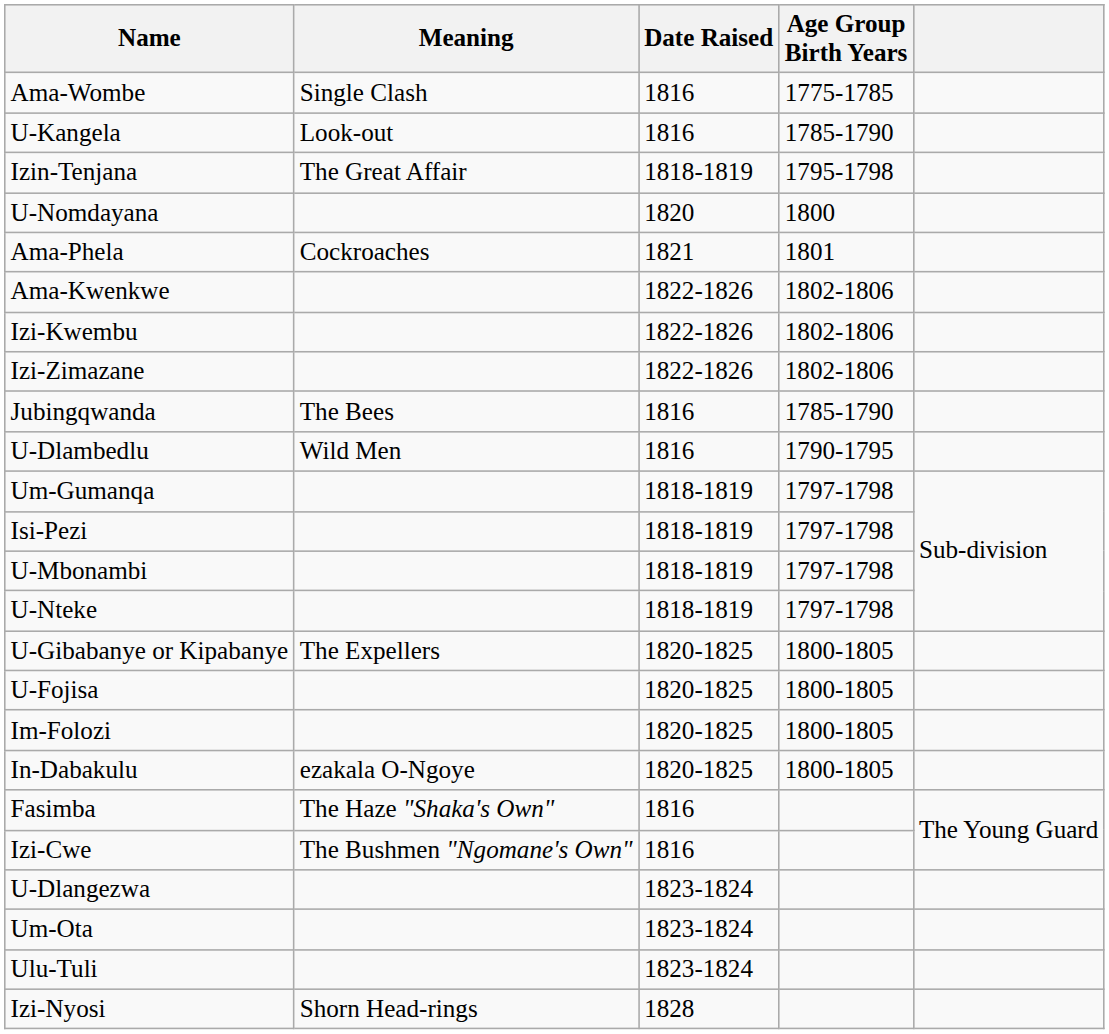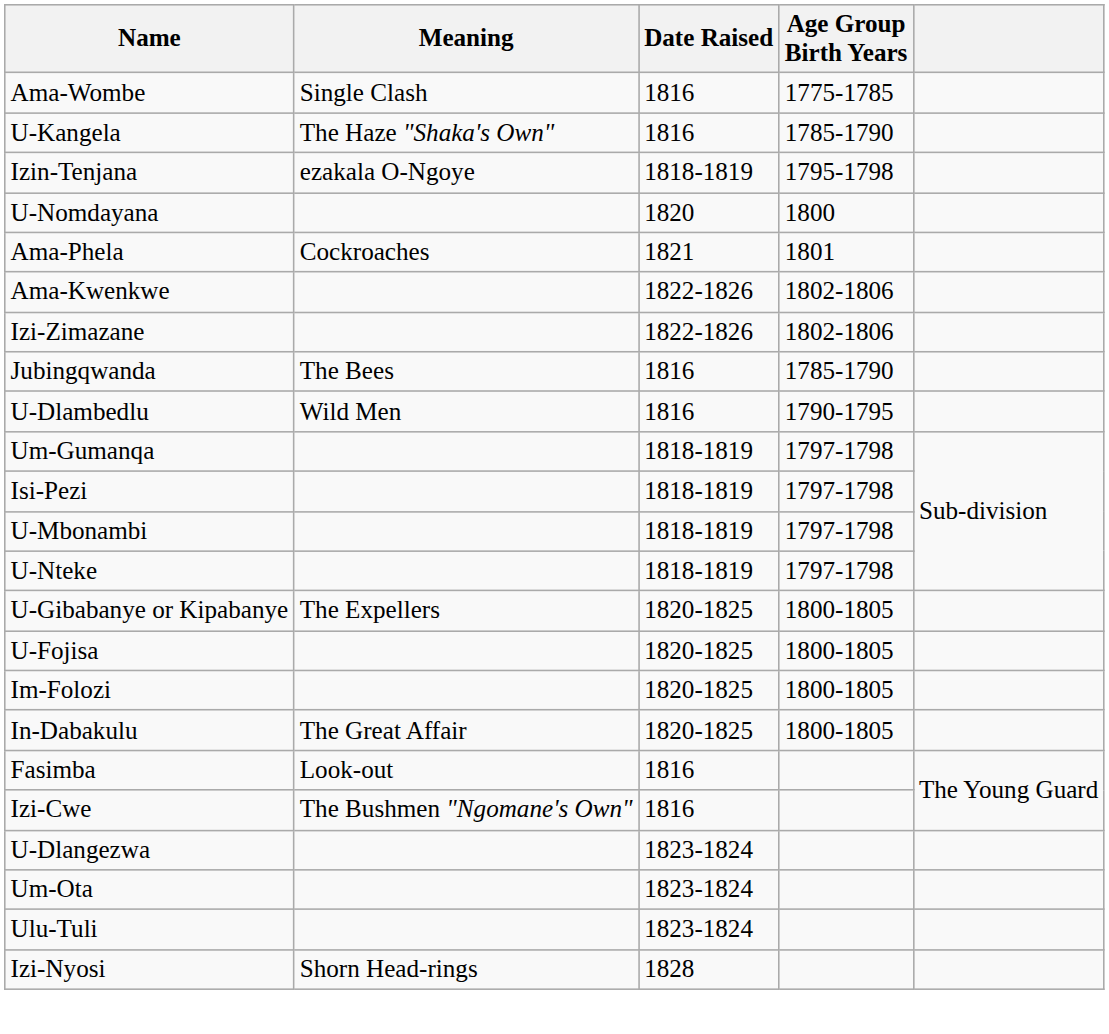(347, 132) Look-out -> (427, 132) The Haze "Shaka's Own"
(383, 172) The Great Affair -> (387, 172) ezakala O-Ngoye
- row: (74, 331)
(387, 769) ezakala O-Ngoye -> (383, 729) The Great Affair
(427, 809) The Haze "Shaka's Own" -> (347, 769) Look-out
